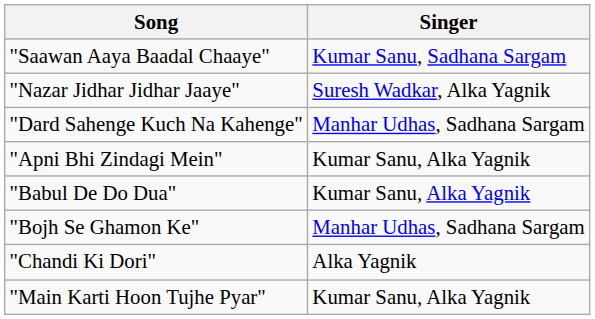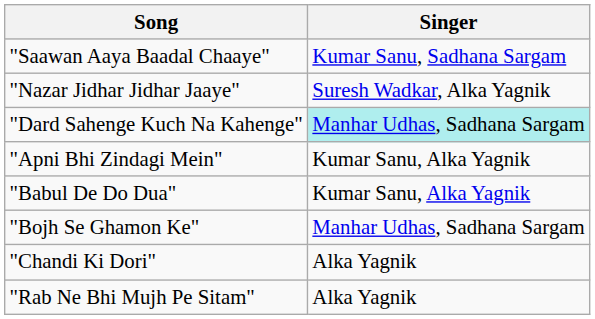(449, 124) no background -> (449, 124) paleturquoise background
- row: (138, 296)
+ row: (132, 296)
